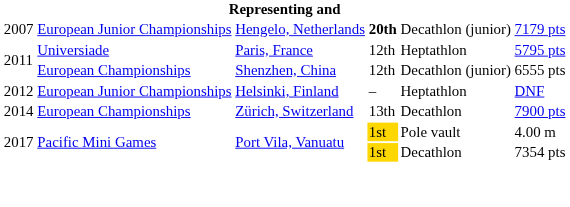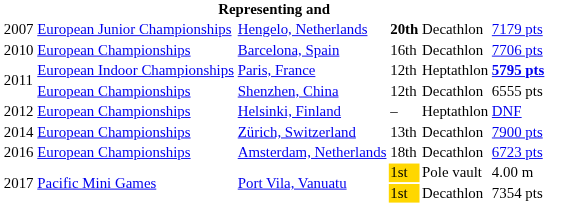(456, 29) Decathlon (junior) -> (453, 29) Decathlon
+ row: (19, 50)
(73, 50) Universiade -> (136, 70) European Indoor Championships
(540, 50) normal -> (518, 70) bold
(456, 70) Decathlon (junior) -> (453, 91) Decathlon
(134, 91) European Junior Championships -> (114, 111) European Championships
+ row: (19, 152)
